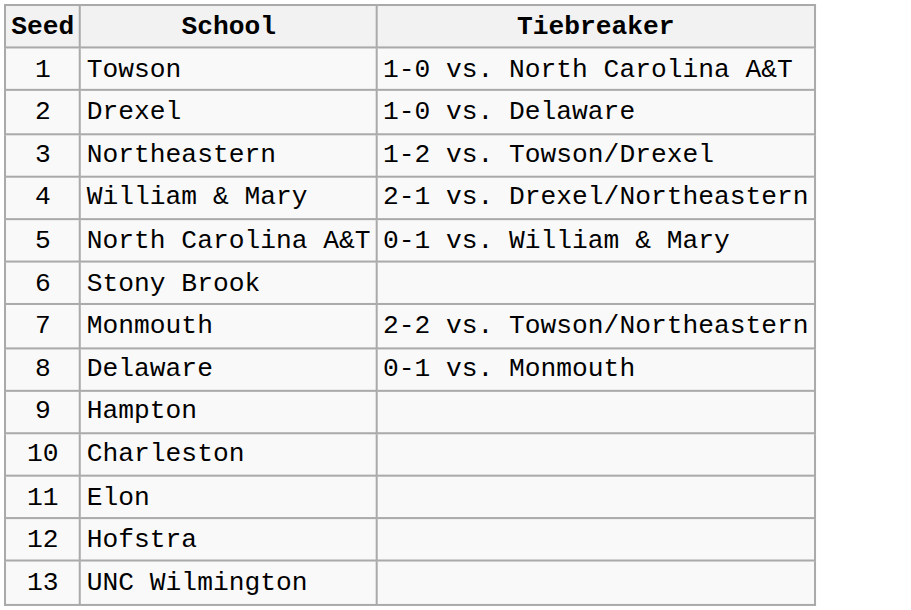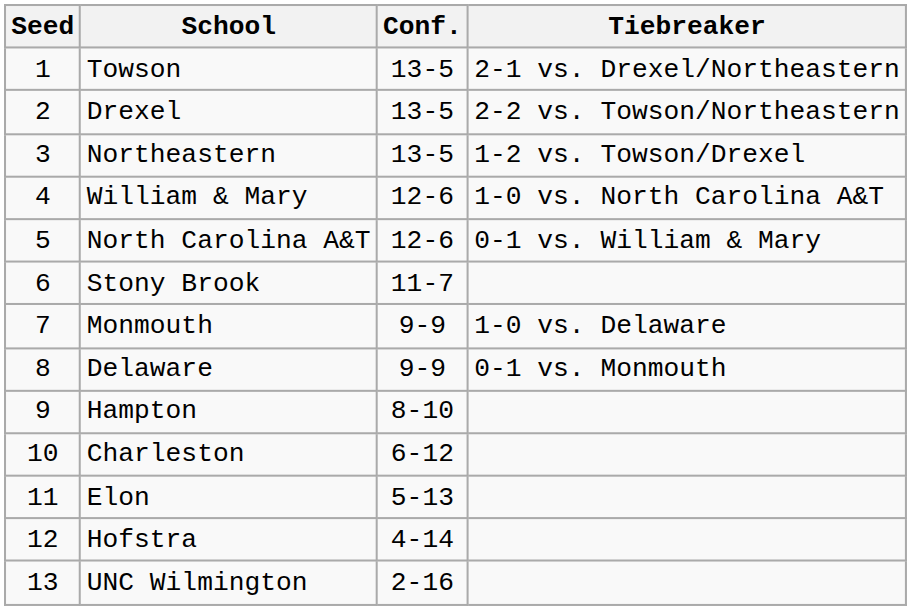+ column: (422, 26)
(588, 69) 1-0 vs. North Carolina A&T -> (687, 69) 2-1 vs. Drexel/Northeastern
(509, 112) 1-0 vs. Delaware -> (687, 112) 2-2 vs. Towson/Northeastern
(596, 198) 2-1 vs. Drexel/Northeastern -> (679, 198) 1-0 vs. North Carolina A&T
(596, 326) 2-2 vs. Towson/Northeastern -> (600, 326) 1-0 vs. Delaware
